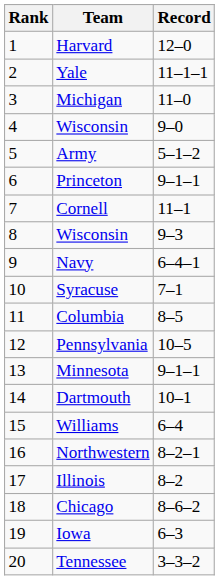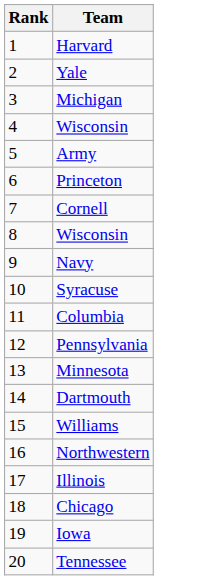- column: (184, 18)
